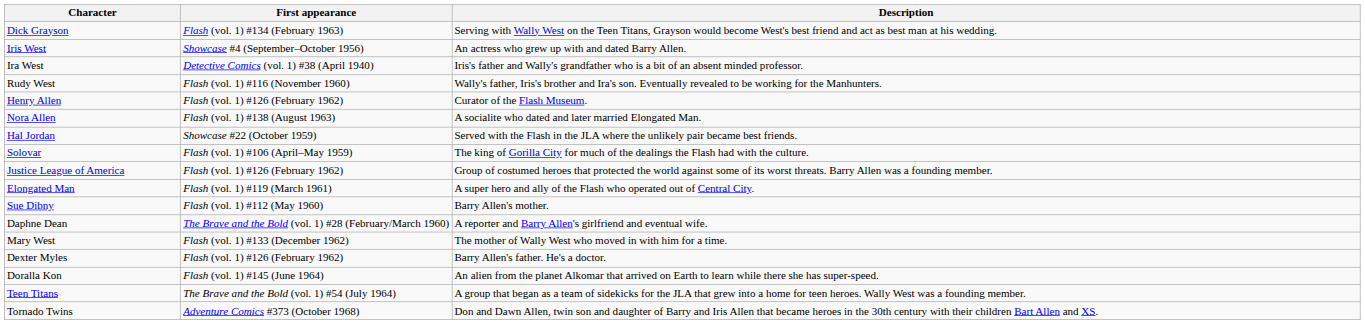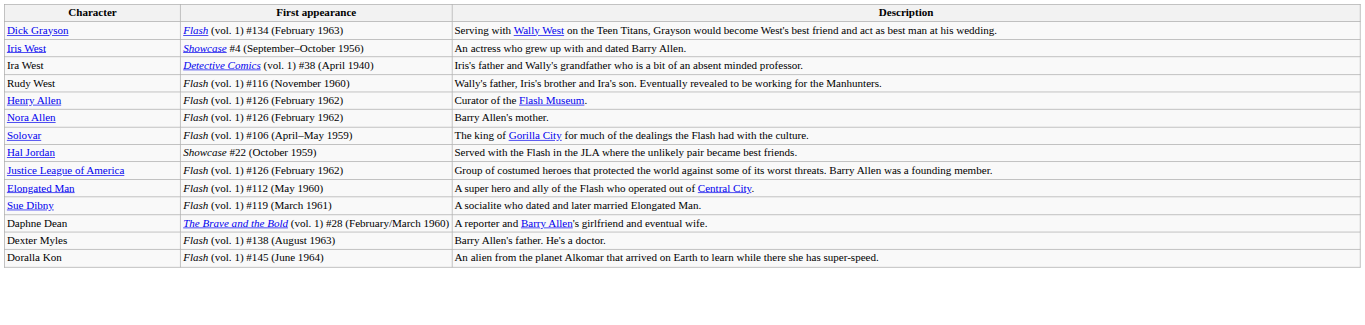(259, 118) Flash (vol. 1) #138 (August 1963) -> (263, 118) Flash (vol. 1) #126 (February 1962)
(578, 118) A socialite who dated and later married Elongated Man. -> (502, 118) Barry Allen's mother.
rows swapped: (24, 153) <-> (31, 135)
(257, 188) Flash (vol. 1) #119 (March 1961) -> (253, 188) Flash (vol. 1) #112 (May 1960)
(253, 205) Flash (vol. 1) #112 (May 1960) -> (257, 205) Flash (vol. 1) #119 (March 1961)
(502, 205) Barry Allen's mother. -> (578, 205) A socialite who dated and later married Elongated Man.
- row: (31, 240)
(263, 258) Flash (vol. 1) #126 (February 1962) -> (259, 240) Flash (vol. 1) #138 (August 1963)
- row: (32, 293)
- row: (40, 310)
